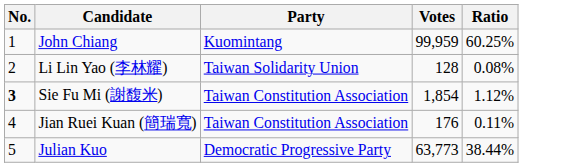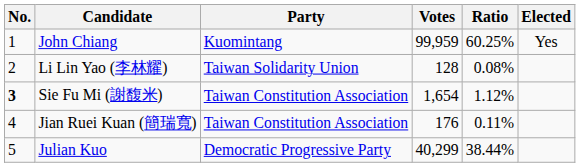+ column: (546, 16)
(441, 95) 1,854 -> (441, 95) 1,654
(437, 150) 63,773 -> (437, 150) 40,299
